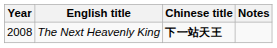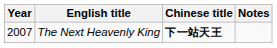(20, 32) 2008 -> (20, 32) 2007
